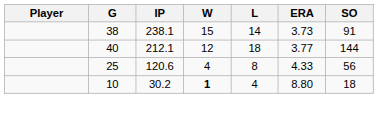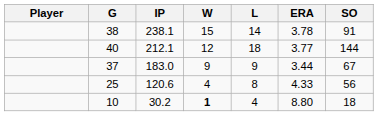(302, 31) 3.73 -> (302, 31) 3.78
+ row: (112, 66)
